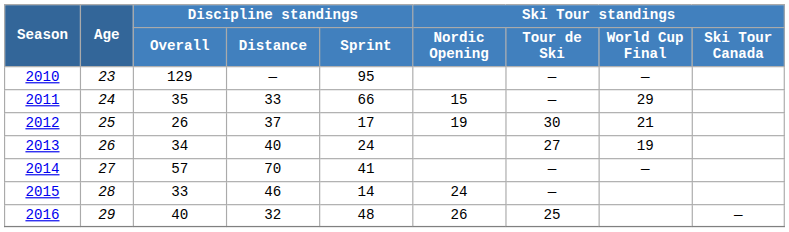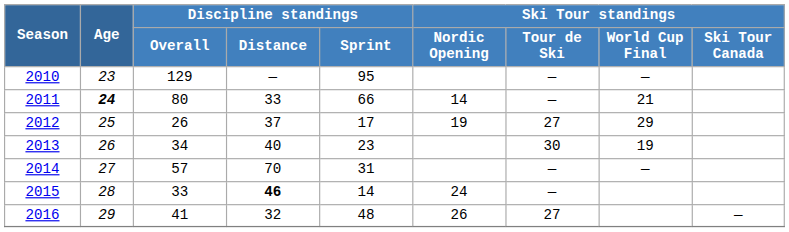(107, 101) normal -> (107, 101) bold
(180, 101) 35 -> (180, 101) 80
(459, 101) 15 -> (459, 101) 14
(645, 101) 29 -> (645, 101) 21
(552, 124) 30 -> (552, 124) 27
(645, 124) 21 -> (645, 124) 29
(366, 147) 24 -> (366, 147) 23
(552, 147) 27 -> (552, 147) 30
(366, 170) 41 -> (366, 170) 31
(273, 193) normal -> (273, 193) bold
(180, 216) 40 -> (180, 216) 41
(552, 216) 25 -> (552, 216) 27
